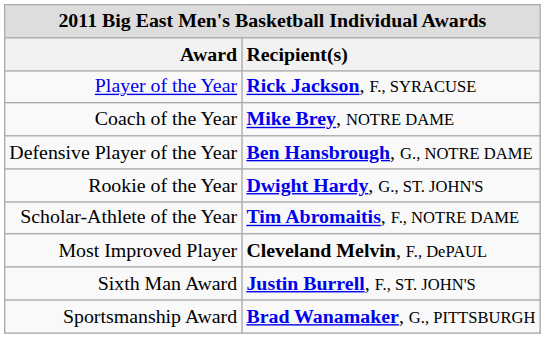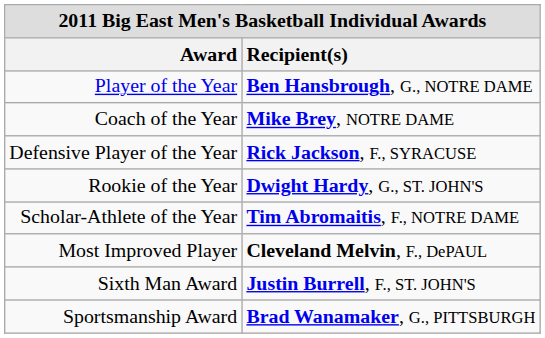(361, 86) Rick Jackson, F., SYRACUSE -> (389, 86) Ben Hansbrough, G., NOTRE DAME
(389, 152) Ben Hansbrough, G., NOTRE DAME -> (361, 152) Rick Jackson, F., SYRACUSE
